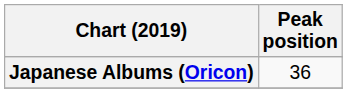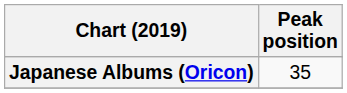(300, 72) 36 -> (300, 72) 35
